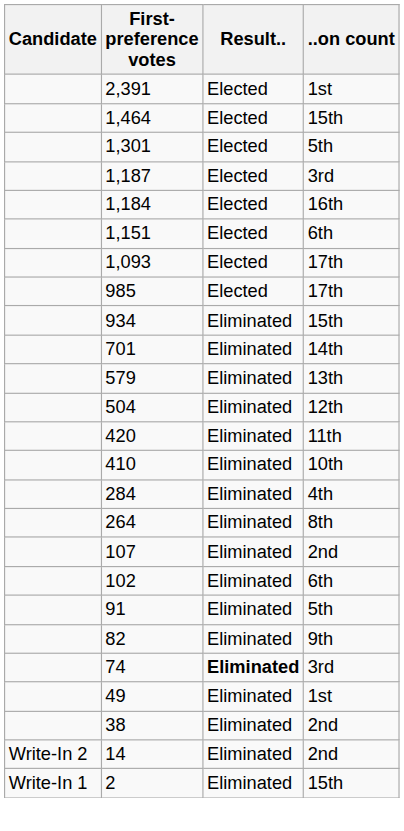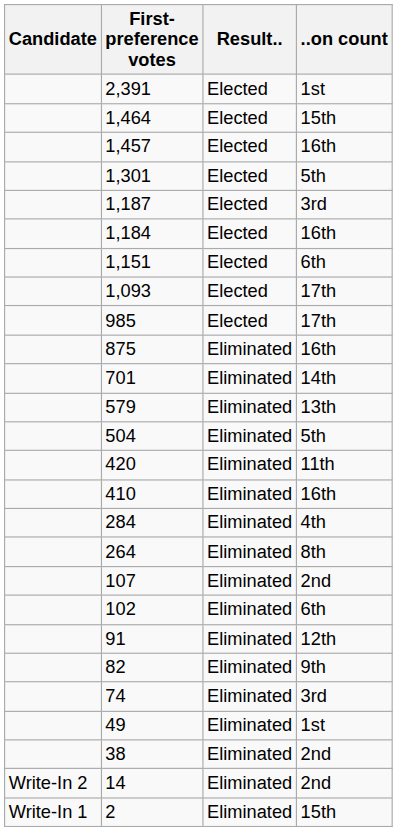+ row: (128, 146)
- row: (121, 320)
+ row: (121, 349)
(325, 407) 12th -> (313, 436) 5th
(325, 464) 10th -> (318, 493) 16th
(320, 609) 5th -> (318, 638) 12th
(253, 667) bold -> (250, 696) normal
